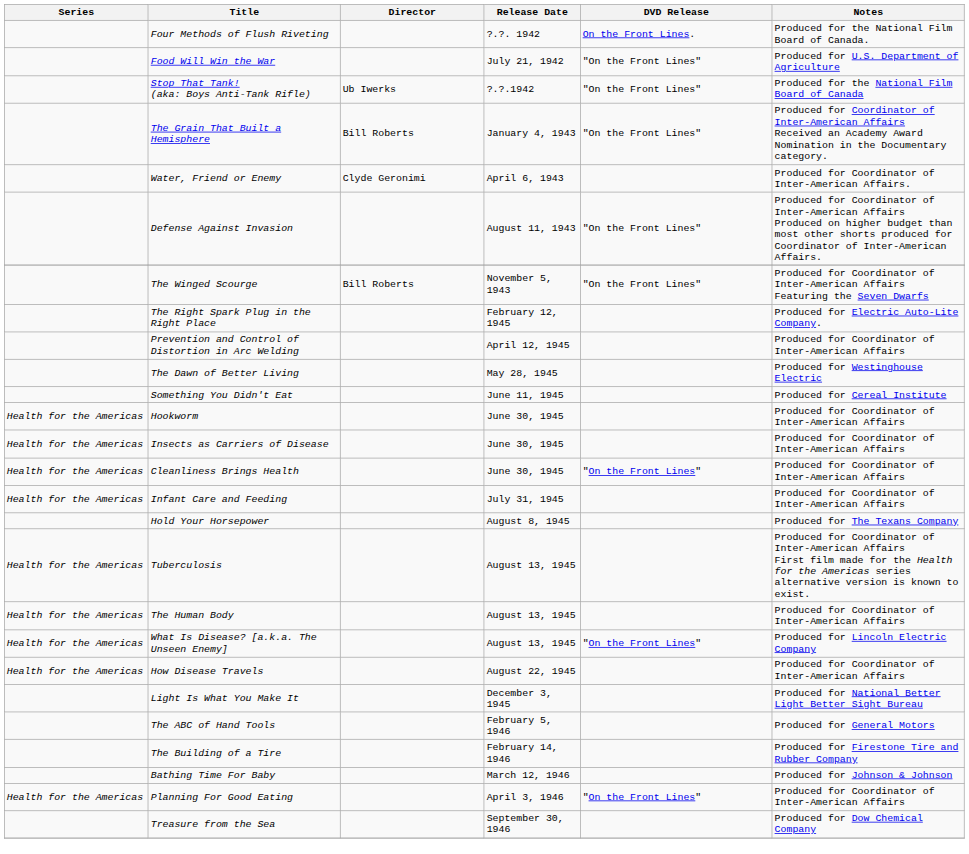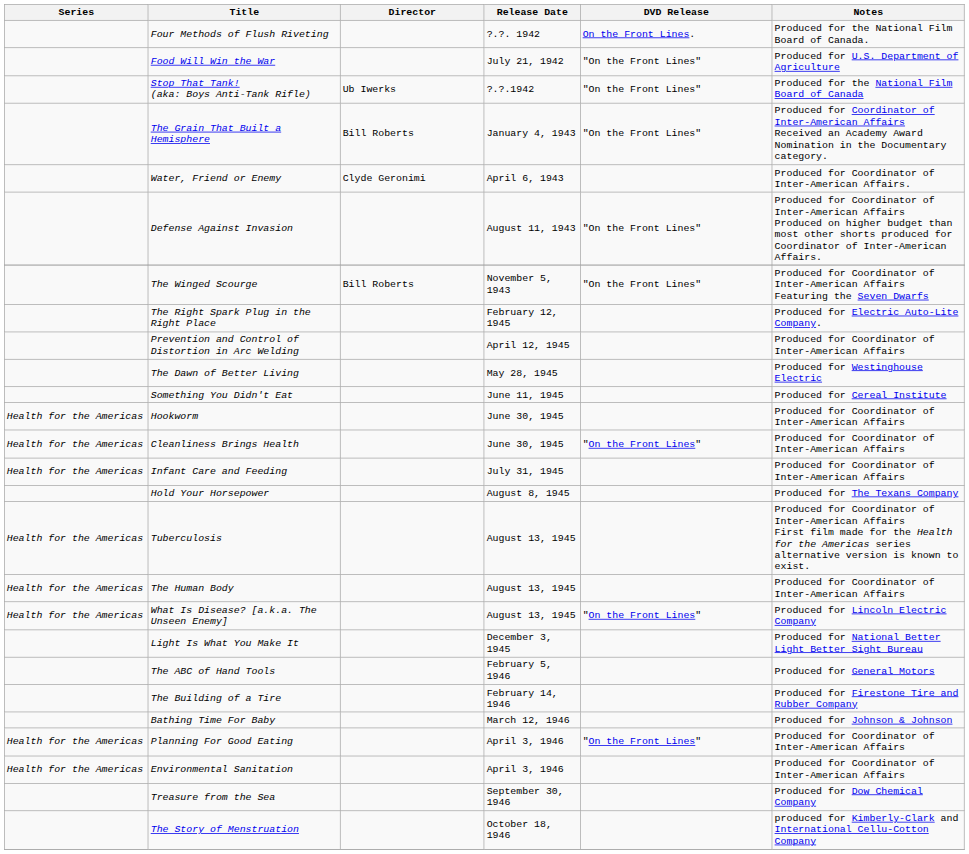- row: (240, 444)
- row: (207, 671)
+ row: (222, 769)
+ row: (225, 830)
